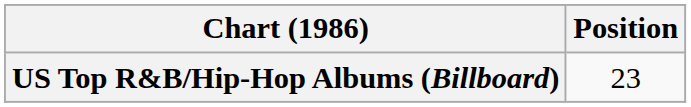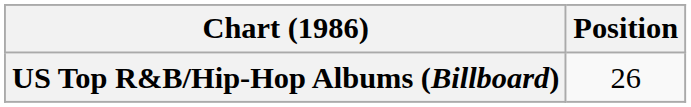(626, 76) 23 -> (626, 76) 26
